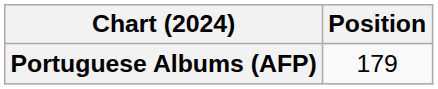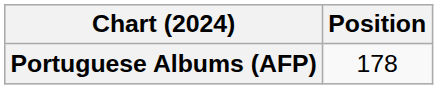(377, 63) 179 -> (377, 63) 178
